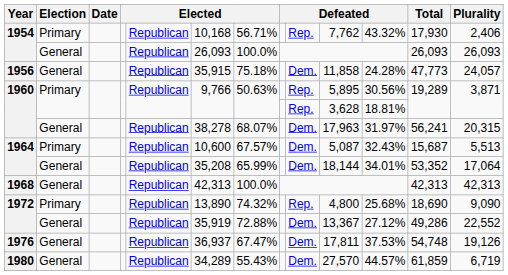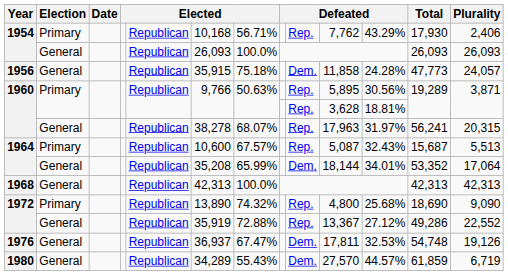(385, 33) 43.32% -> (385, 33) 43.29%
(303, 128) Dem. -> (301, 128) Rep.
(303, 147) Dem. -> (301, 147) Rep.
(303, 223) Dem. -> (301, 223) Rep.
(385, 242) 37.53% -> (385, 242) 32.53%
